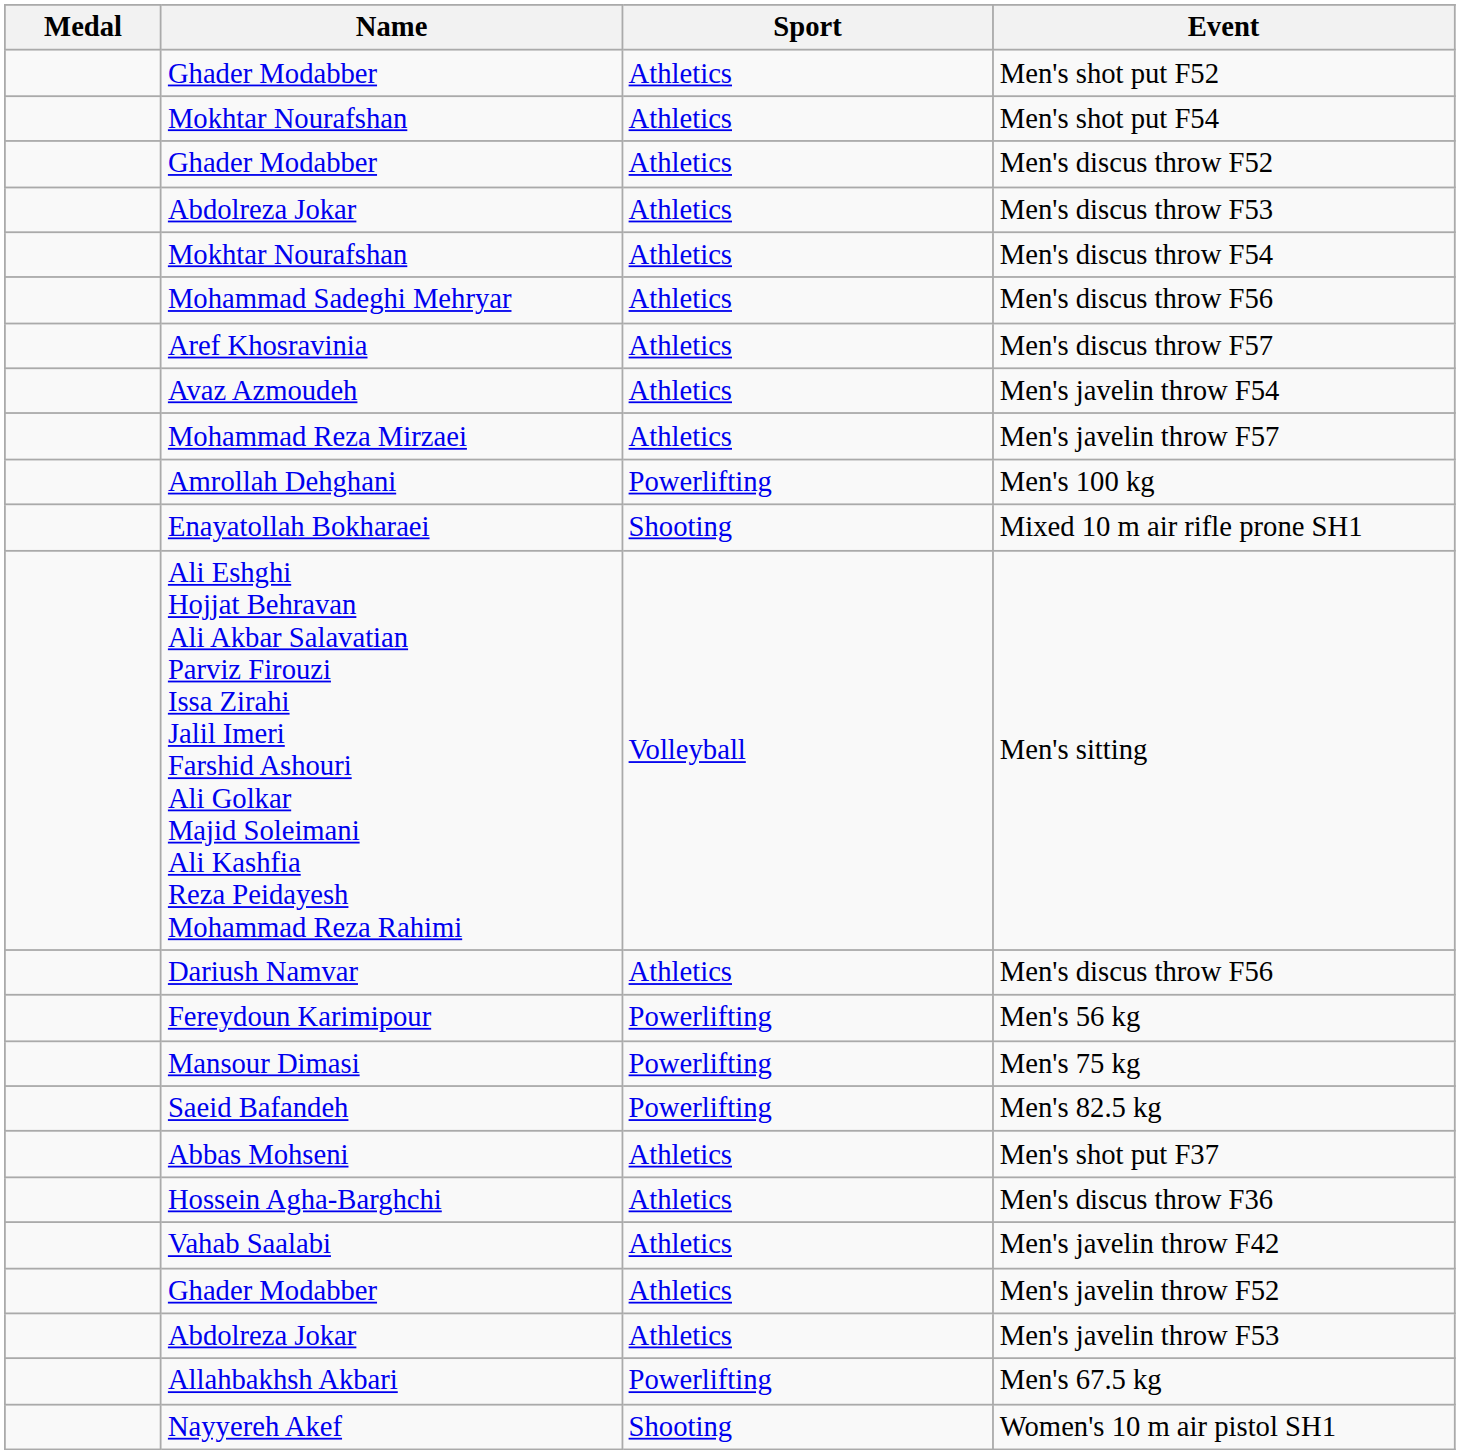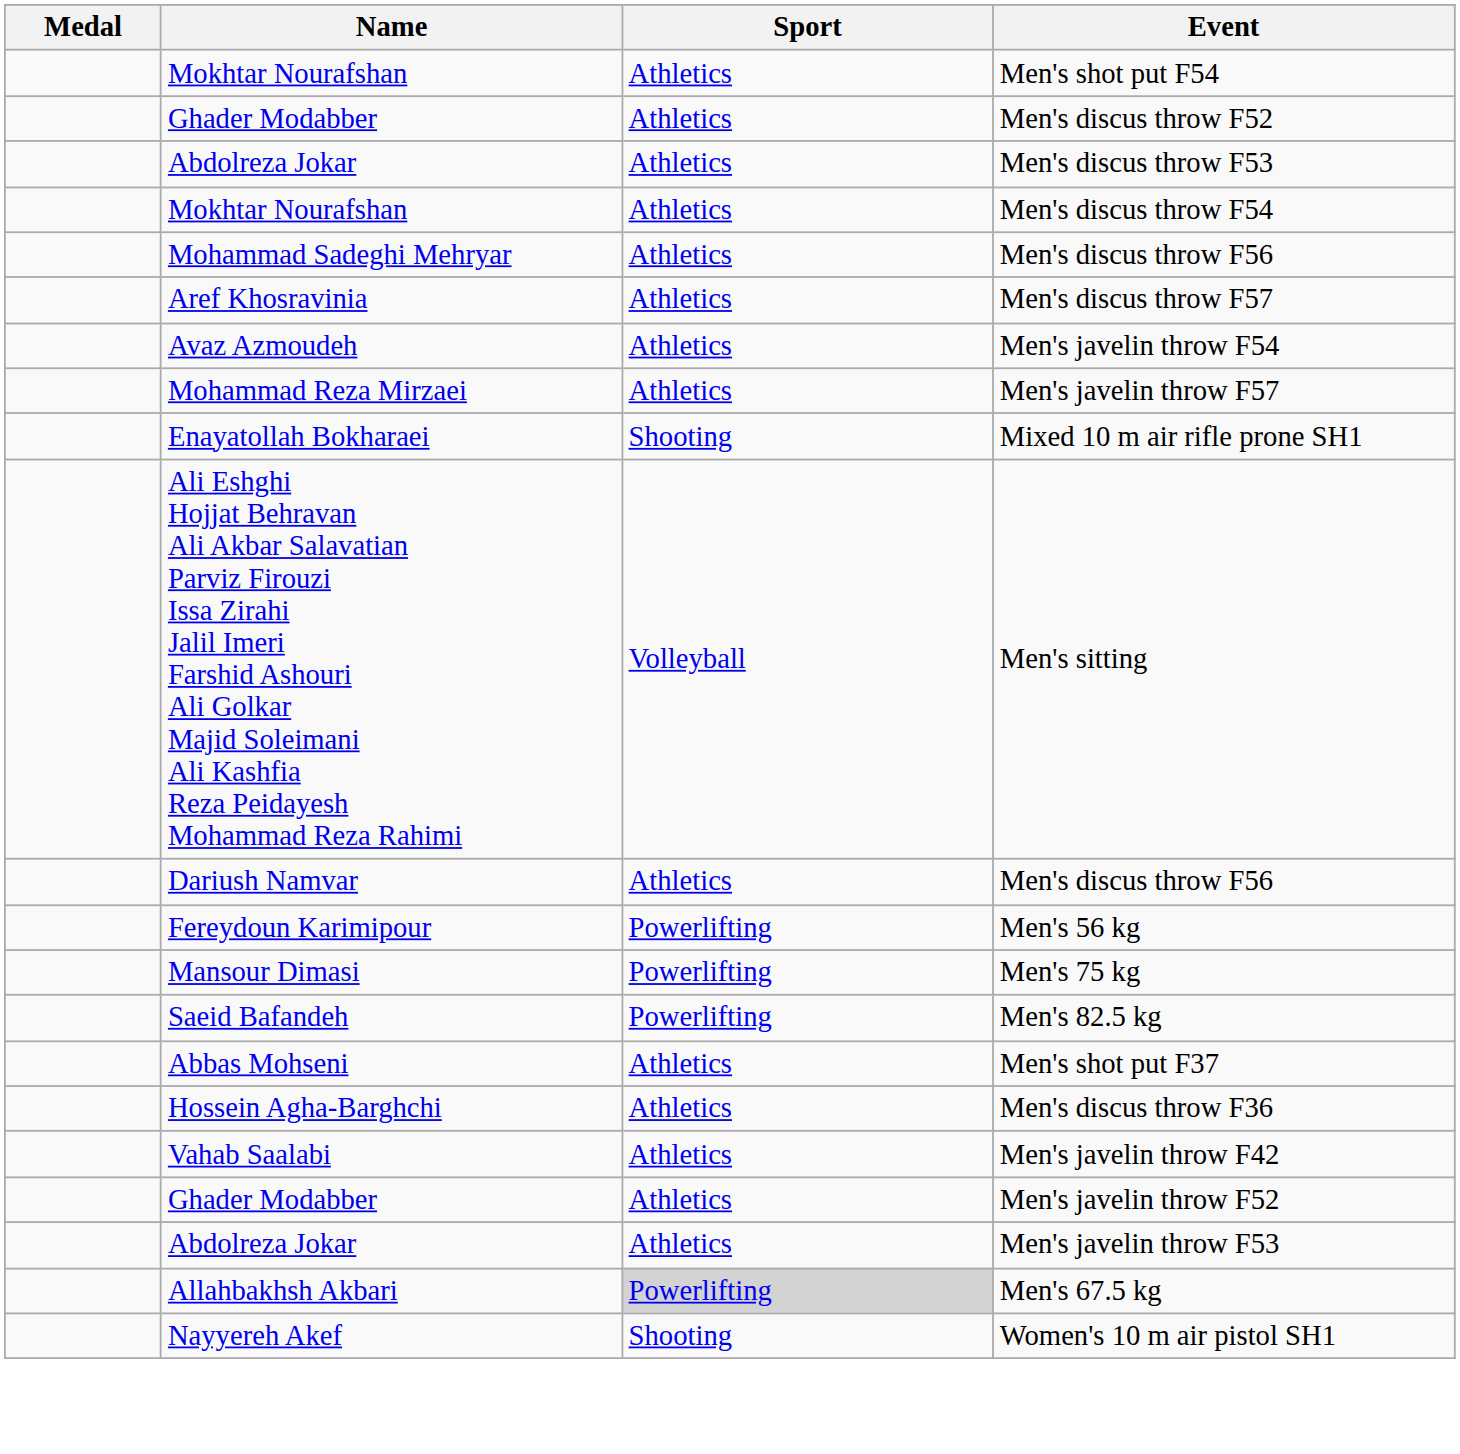- row: (272, 72)
- row: (282, 481)
(700, 1380) no background -> (700, 1290) lightgrey background
